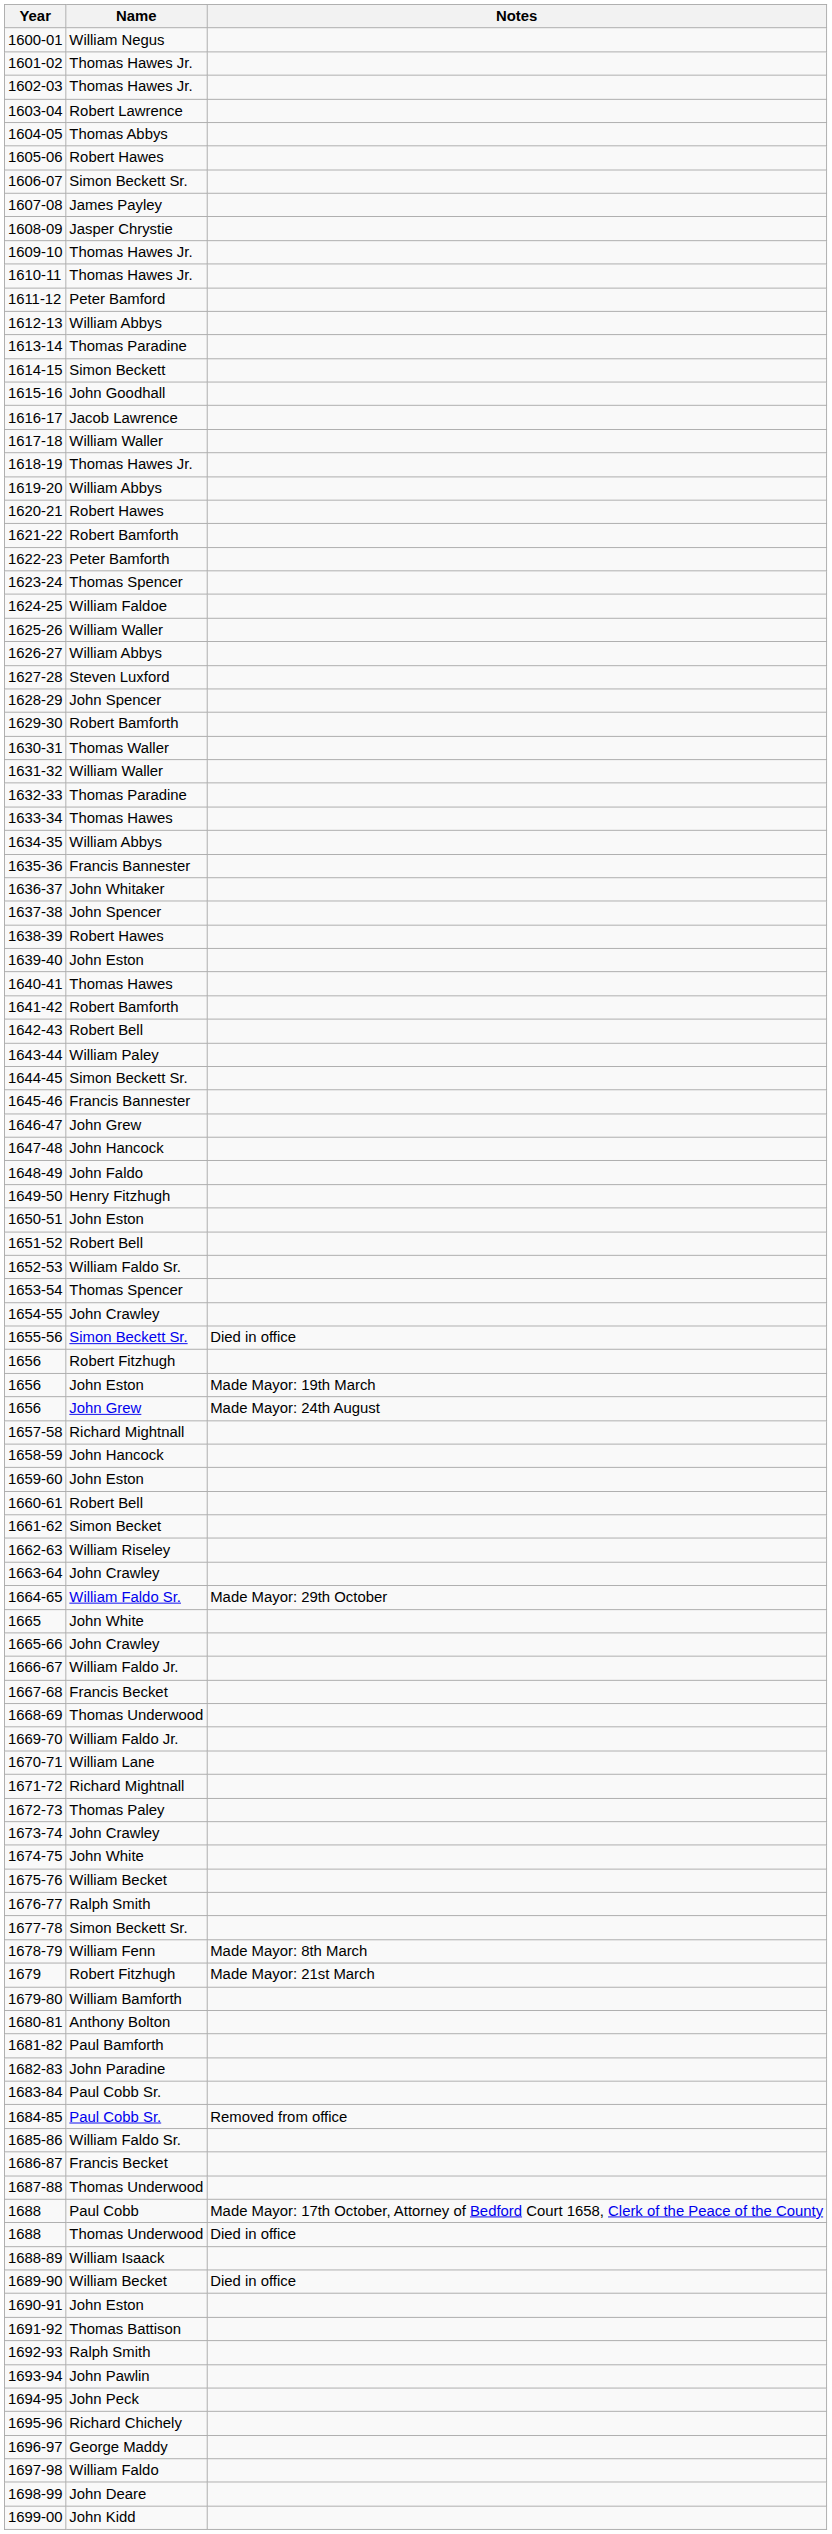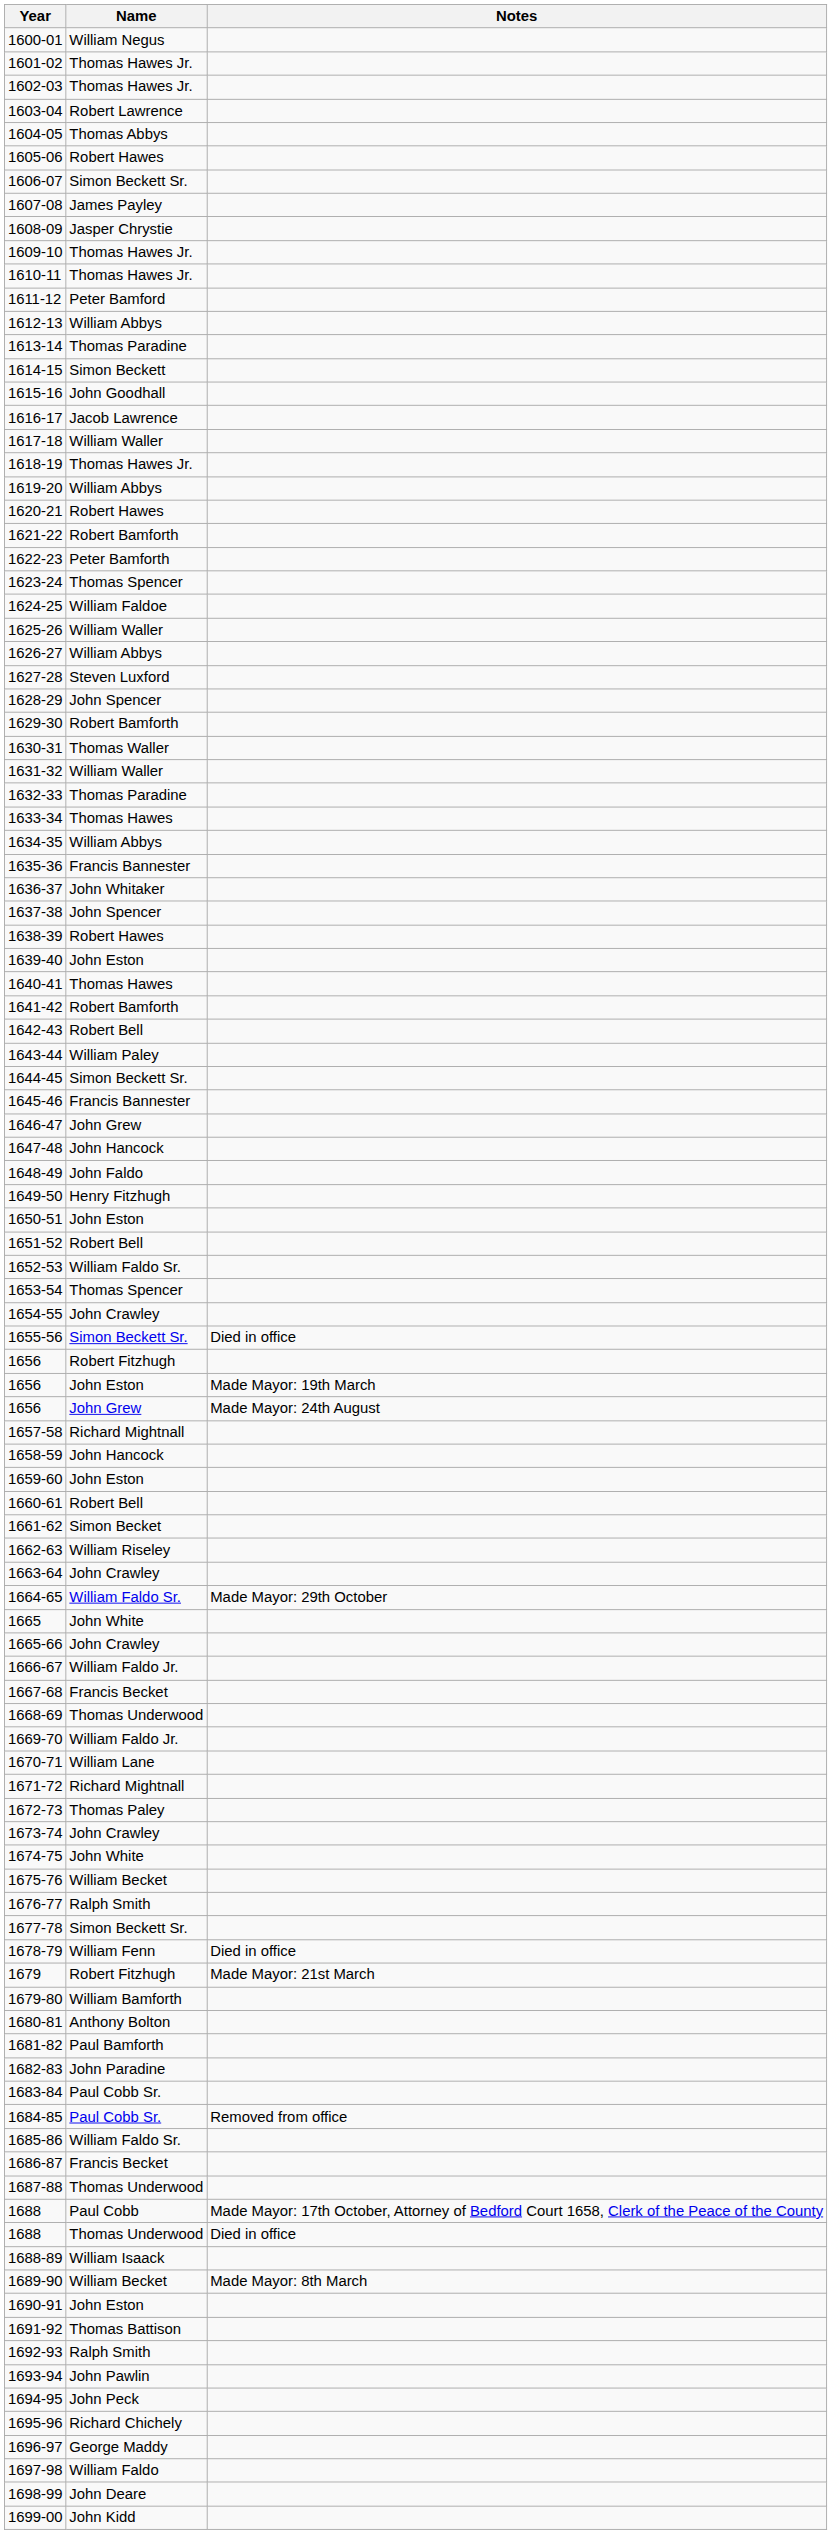(289, 1951) Made Mayor: 8th March -> (253, 1951) Died in office
(253, 2281) Died in office -> (289, 2281) Made Mayor: 8th March
